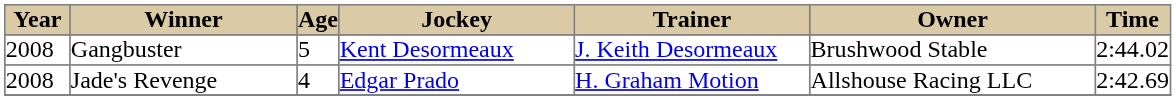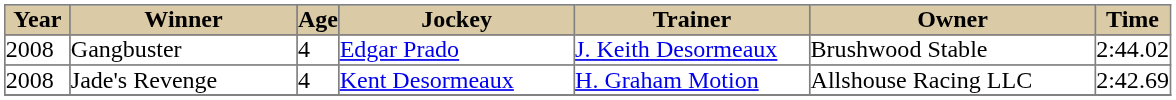(304, 49) 5 -> (304, 49) 4
(427, 49) Kent Desormeaux -> (399, 49) Edgar Prado
(399, 79) Edgar Prado -> (427, 79) Kent Desormeaux
